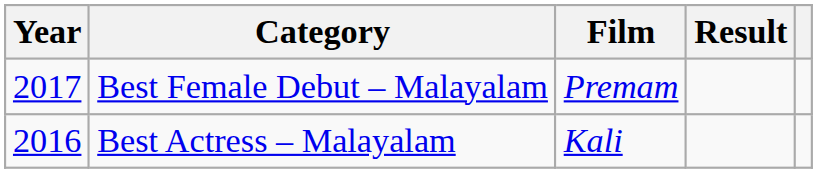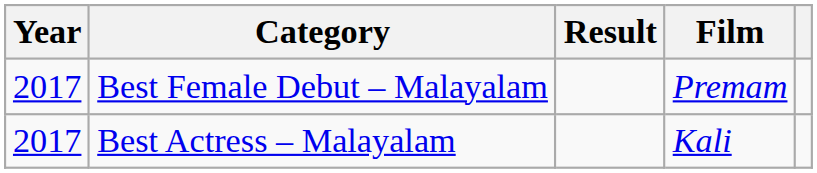columns swapped: (621, 31) <-> (741, 31)
(47, 140) 2016 -> (47, 140) 2017
